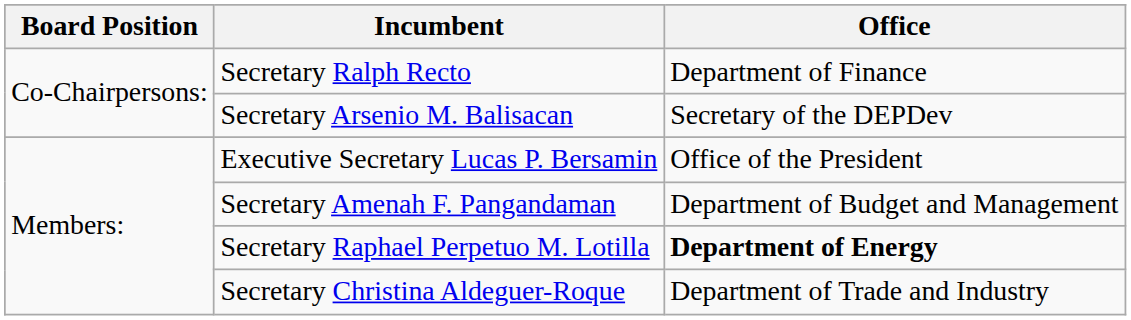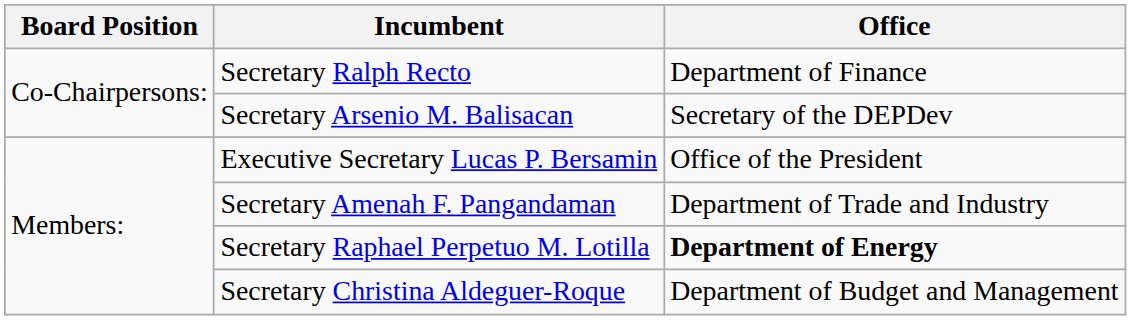(894, 203) Department of Budget and Management -> (860, 203) Department of Trade and Industry
(860, 291) Department of Trade and Industry -> (894, 291) Department of Budget and Management
